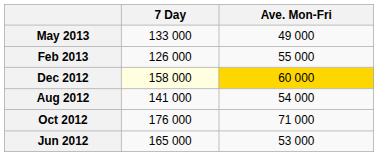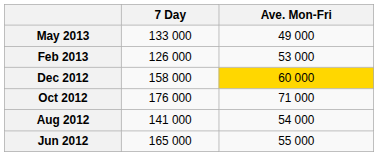(296, 57) 55 000 -> (296, 57) 53 000
(170, 78) lightyellow background -> (170, 78) no background
rows swapped: (63, 120) <-> (63, 99)
(296, 141) 53 000 -> (296, 141) 55 000
